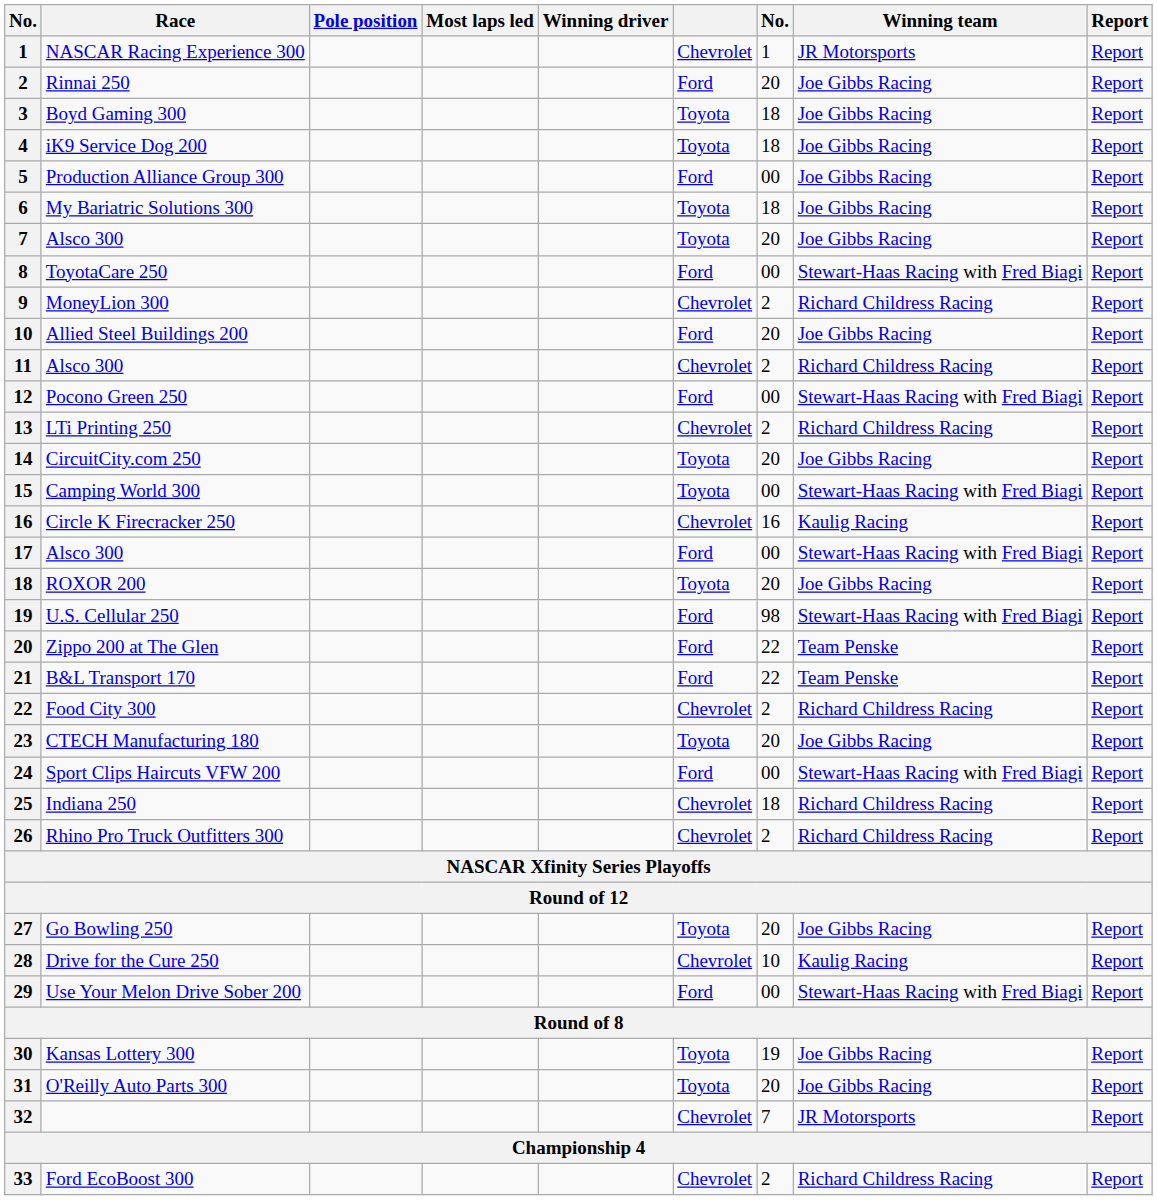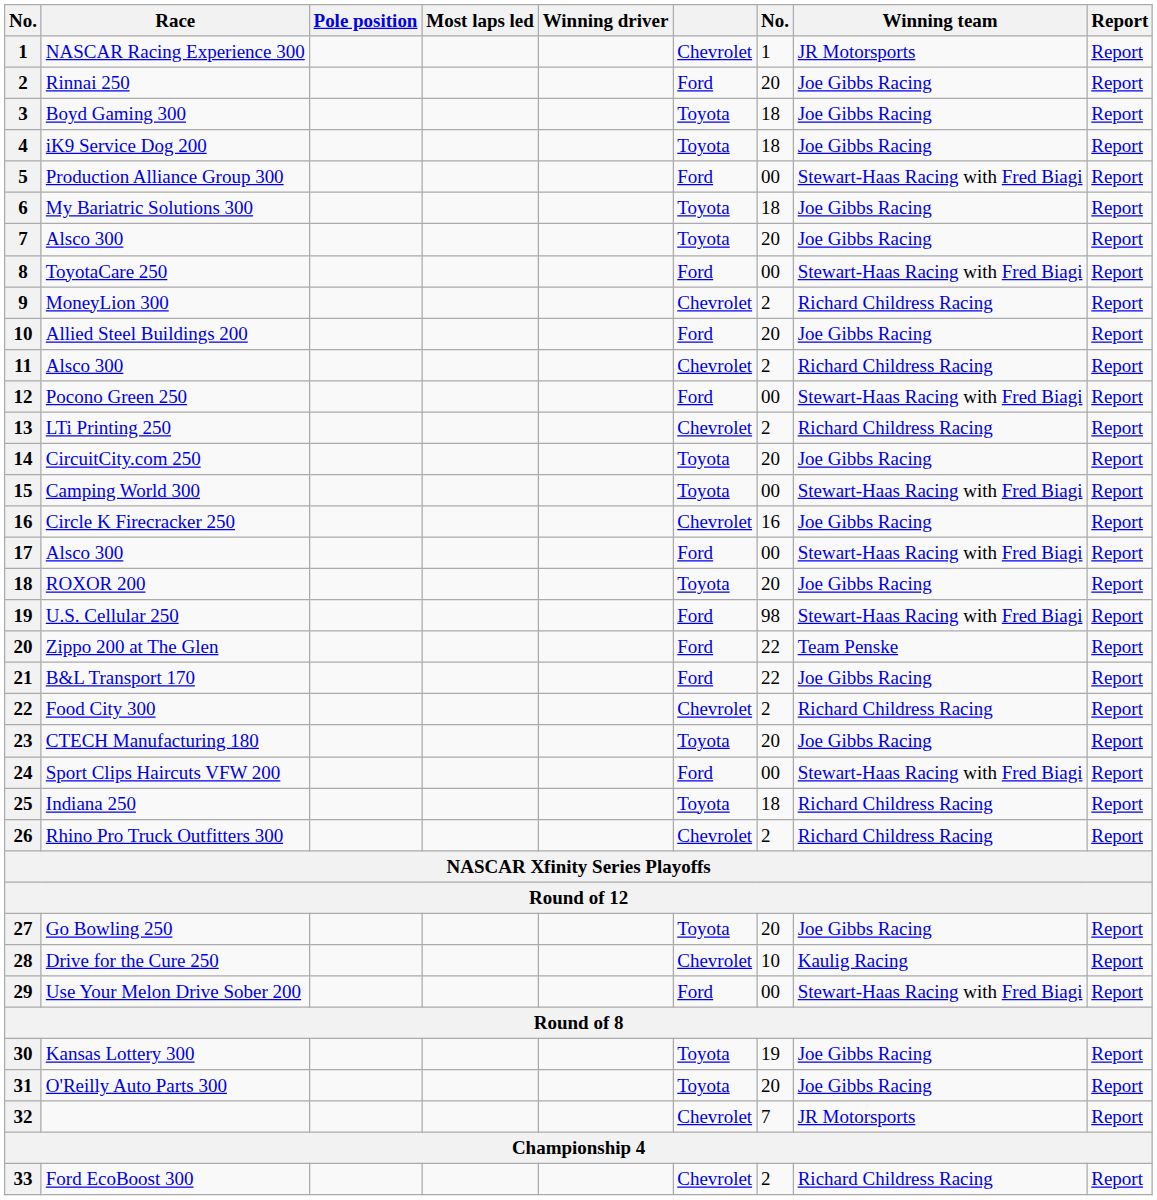(865, 176) Joe Gibbs Racing -> (940, 176) Stewart-Haas Racing with Fred Biagi
(853, 521) Kaulig Racing -> (865, 521) Joe Gibbs Racing
(848, 678) Team Penske -> (865, 678) Joe Gibbs Racing
(715, 803) Chevrolet -> (703, 803) Toyota
